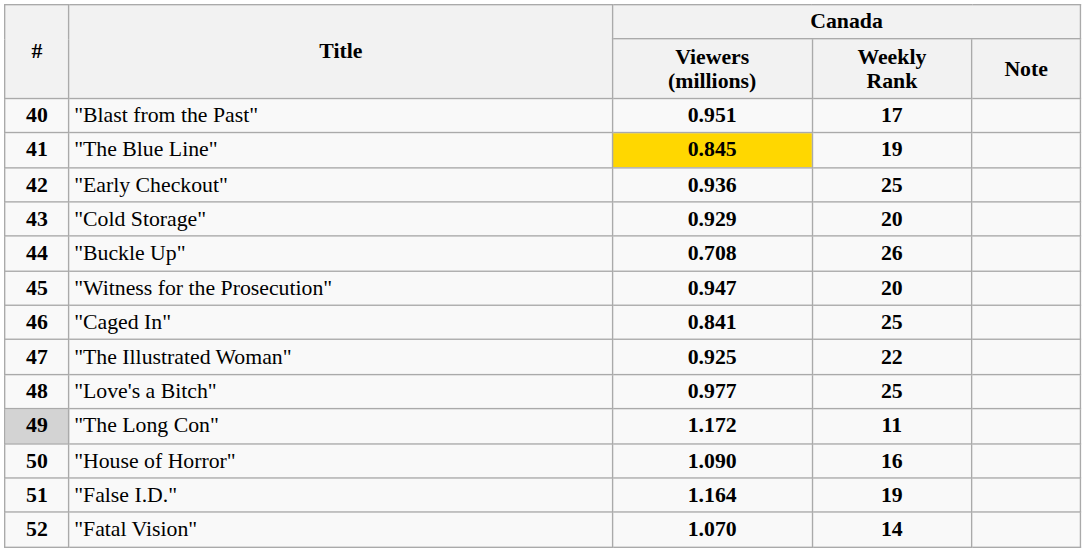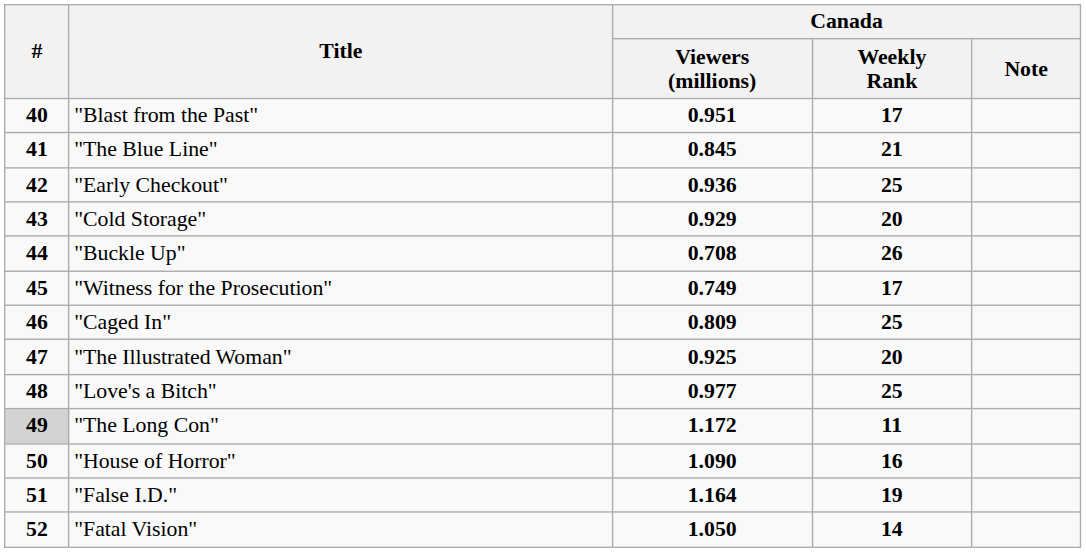(712, 149) gold background -> (712, 149) no background
(892, 149) 19 -> (892, 149) 21
(712, 287) 0.947 -> (712, 287) 0.749
(892, 287) 20 -> (892, 287) 17
(712, 322) 0.841 -> (712, 322) 0.809
(892, 356) 22 -> (892, 356) 20
(712, 529) 1.070 -> (712, 529) 1.050
